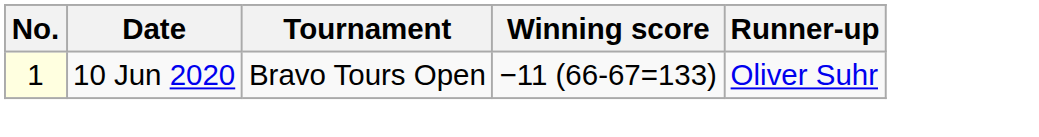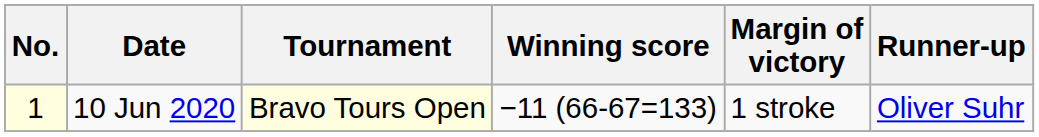+ column: (797, 45)
(367, 75) no background -> (367, 108) lightyellow background
